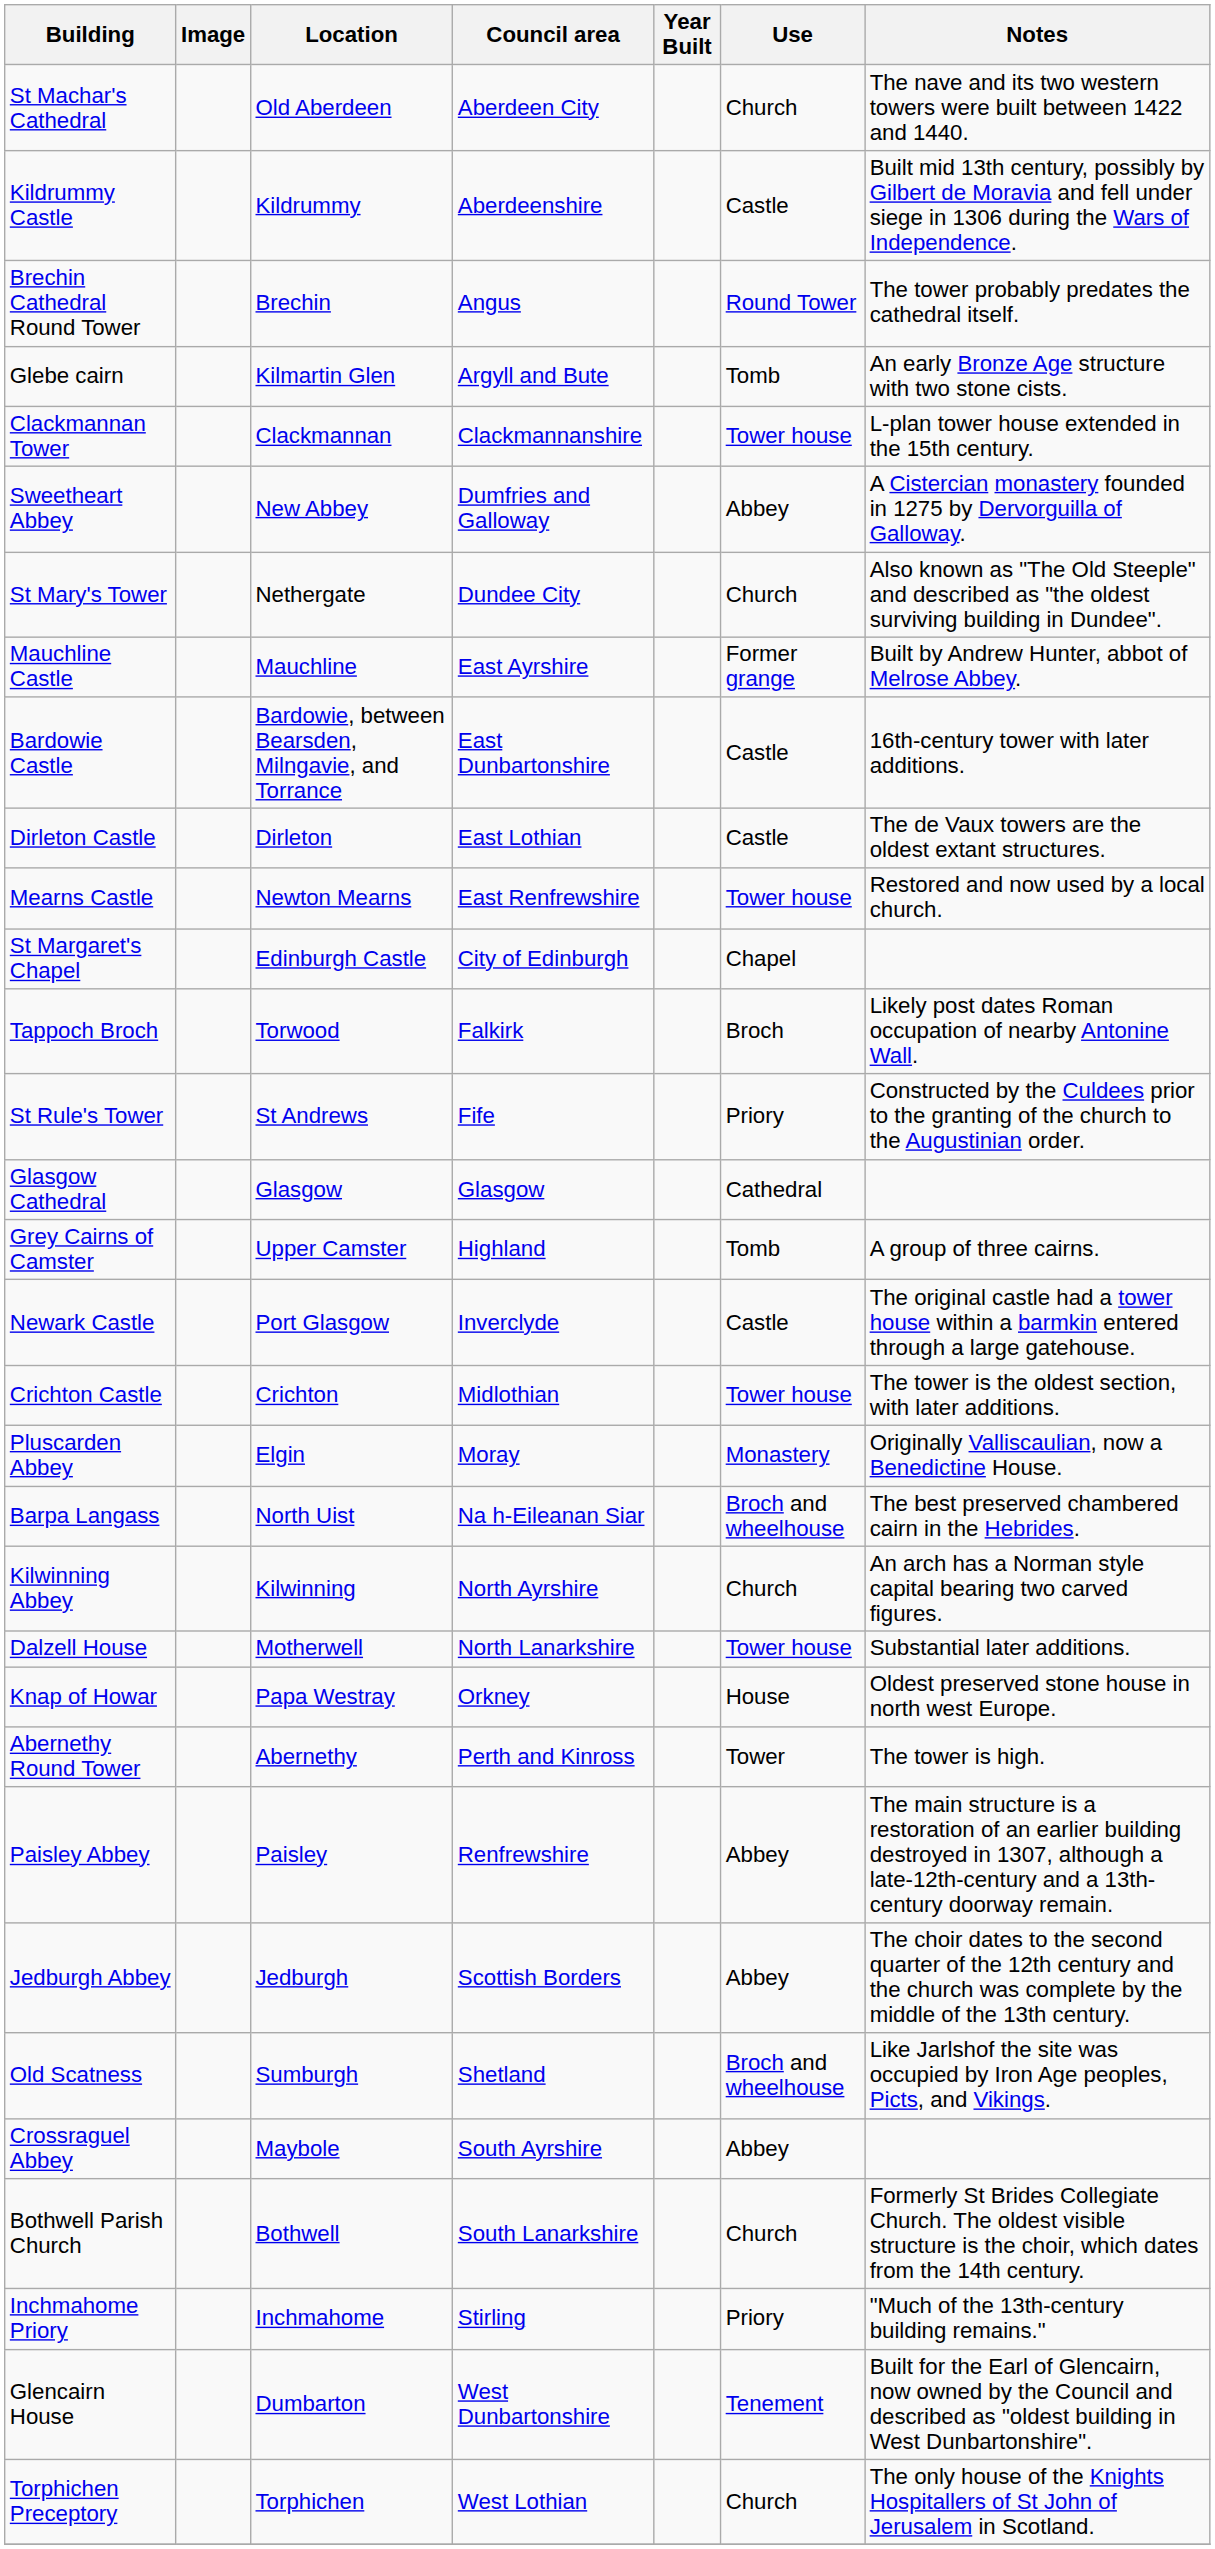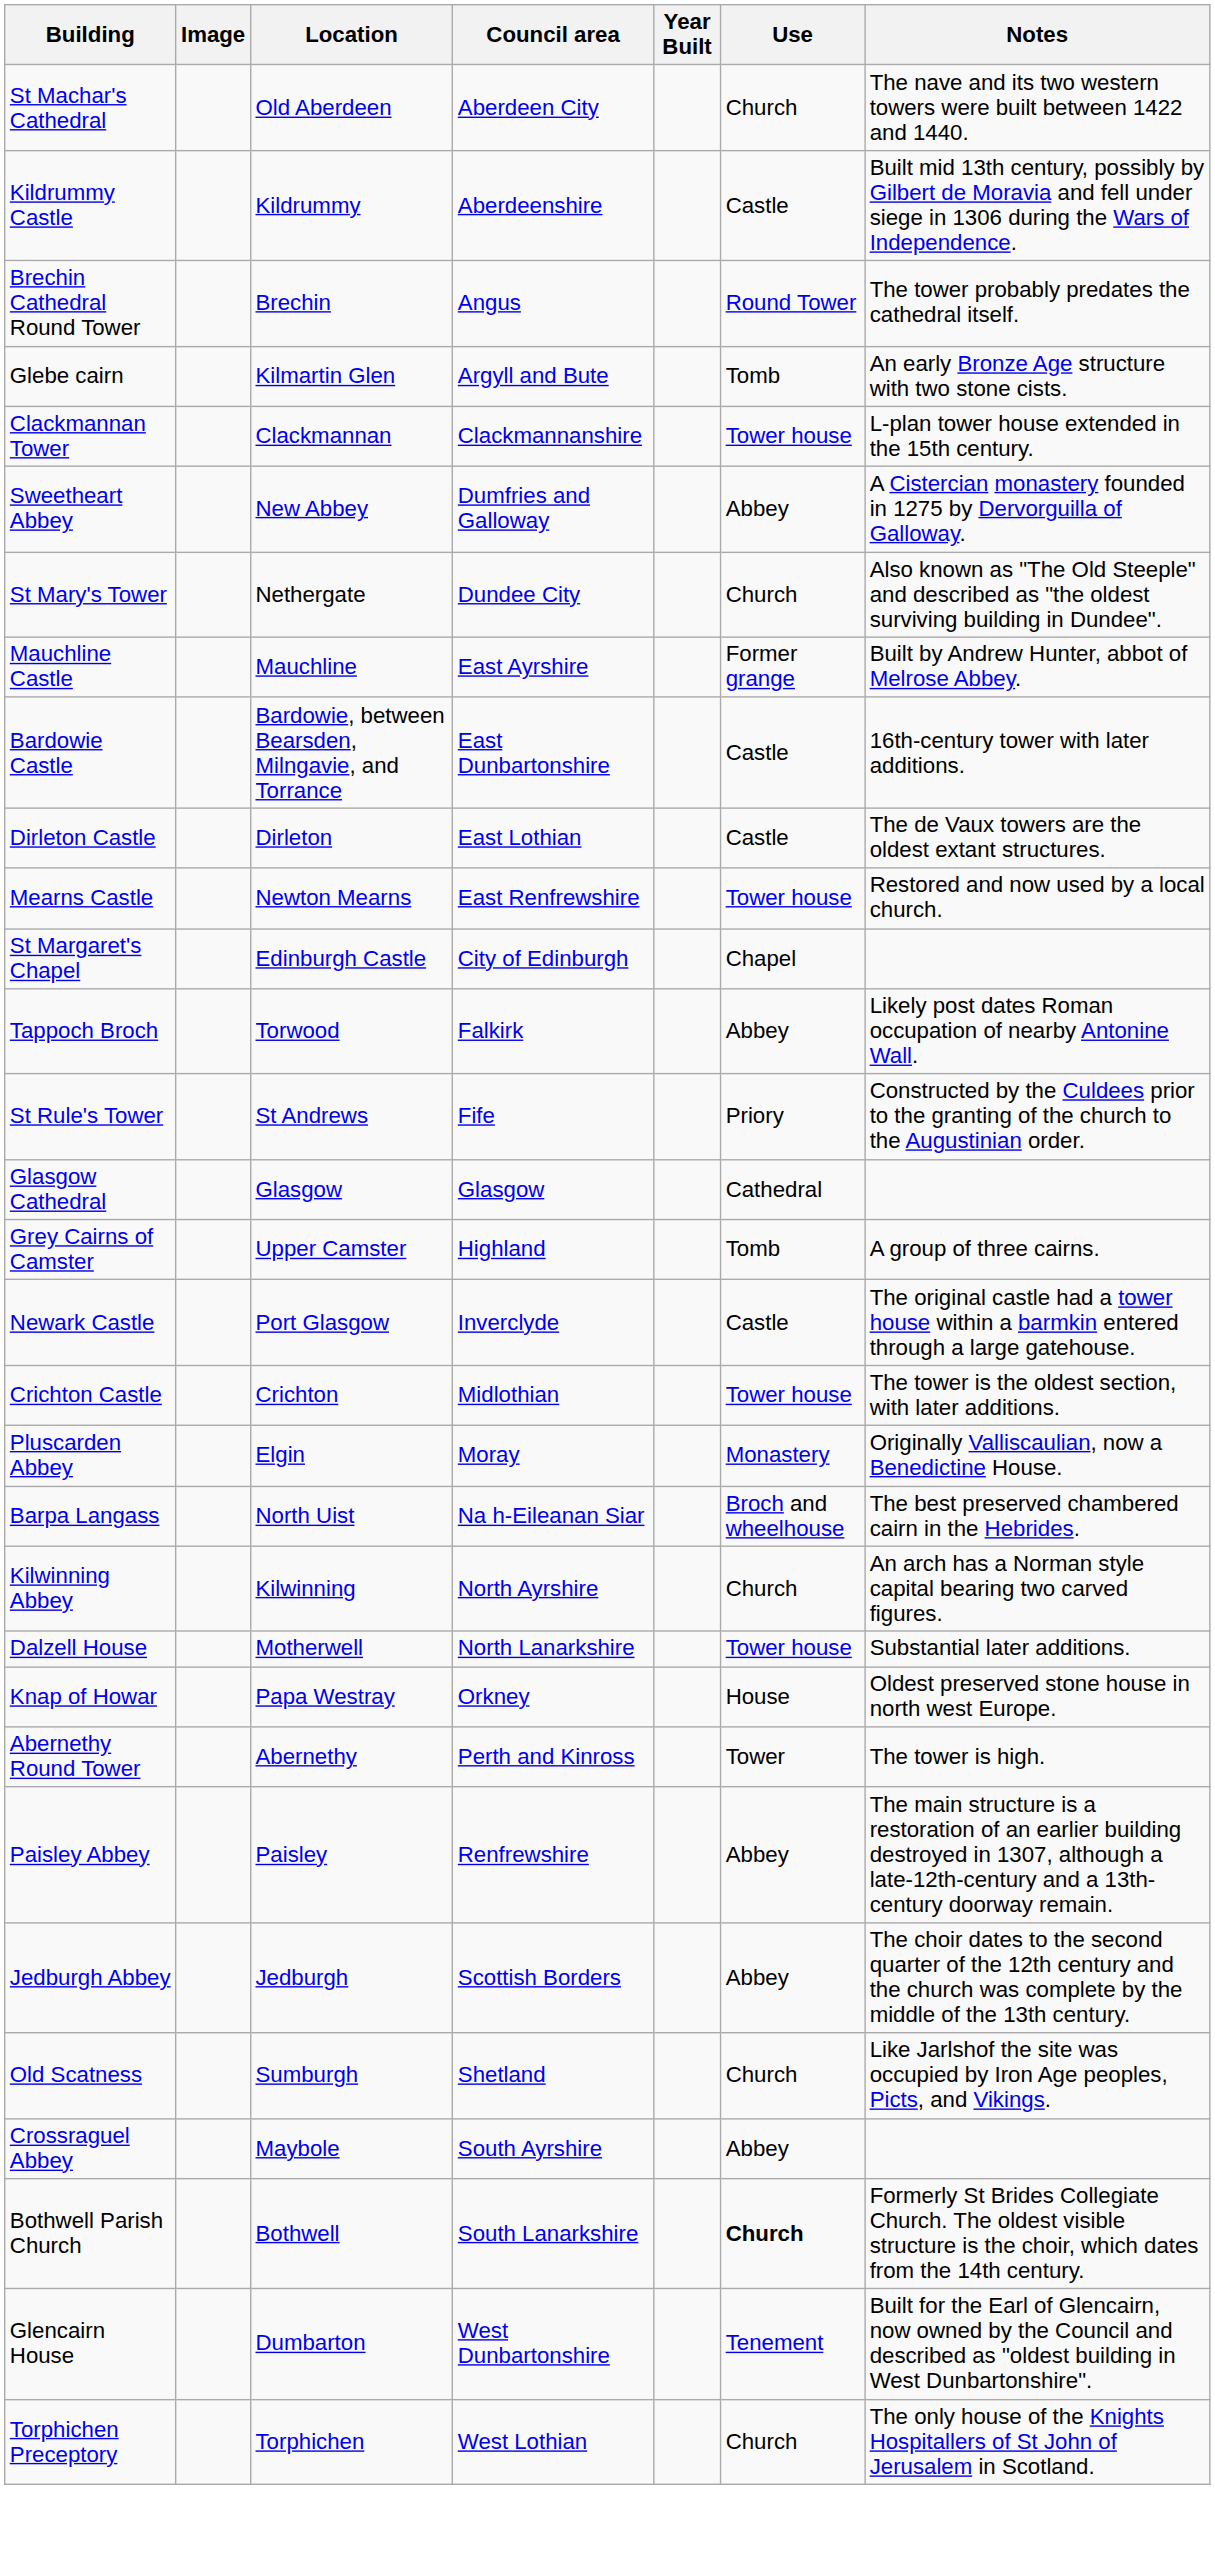(755, 1031) Broch -> (757, 1031) Abbey
(785, 2075) Broch and wheelhouse -> (762, 2075) Church
(762, 2233) normal -> (765, 2233) bold
- row: (74, 2318)
